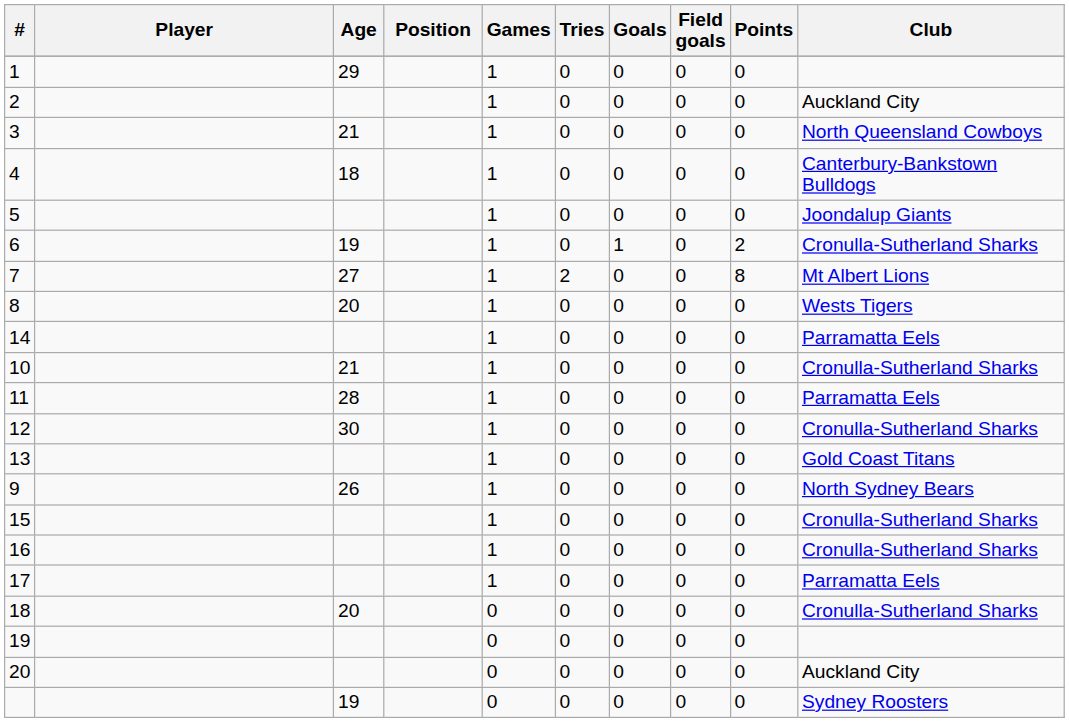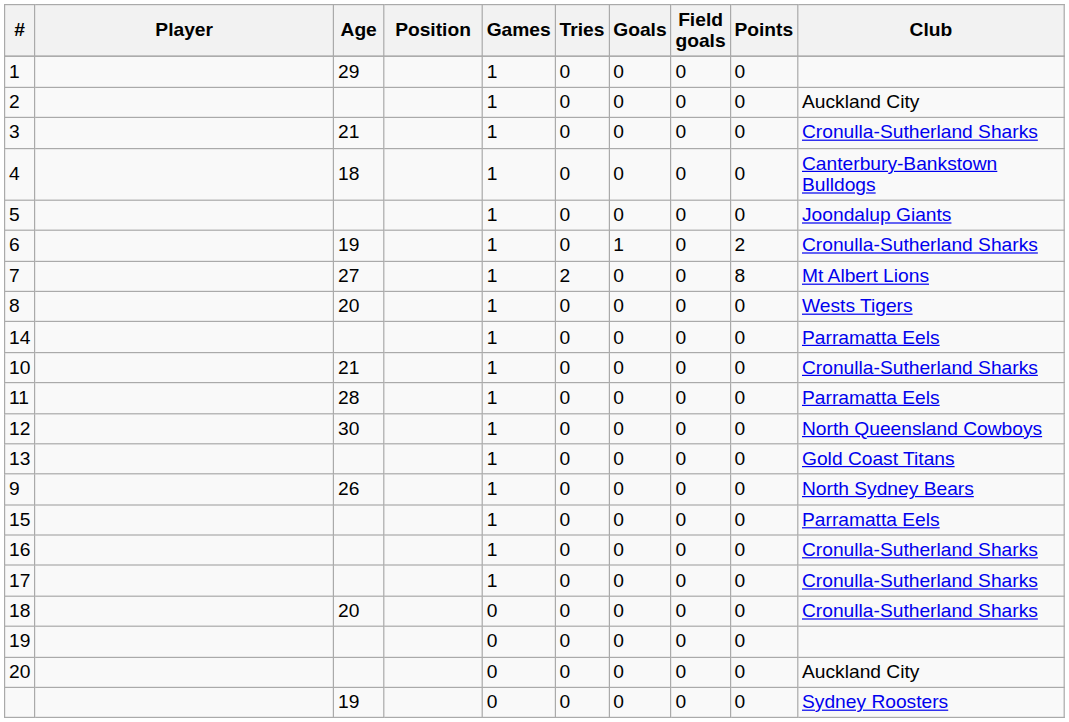(922, 132) North Queensland Cowboys -> (920, 132) Cronulla-Sutherland Sharks
(920, 428) Cronulla-Sutherland Sharks -> (922, 428) North Queensland Cowboys
(920, 519) Cronulla-Sutherland Sharks -> (871, 519) Parramatta Eels
(871, 580) Parramatta Eels -> (920, 580) Cronulla-Sutherland Sharks
